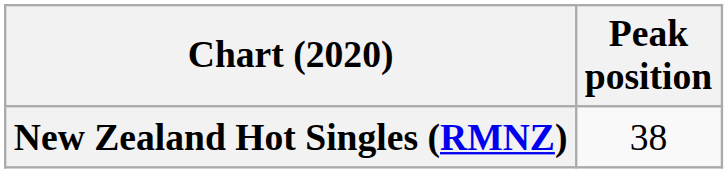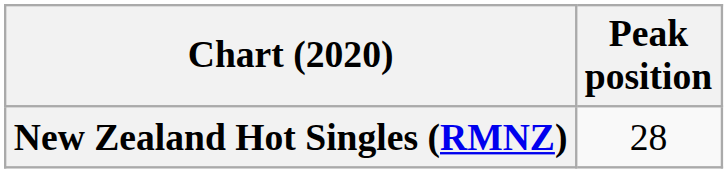(648, 136) 38 -> (648, 136) 28
